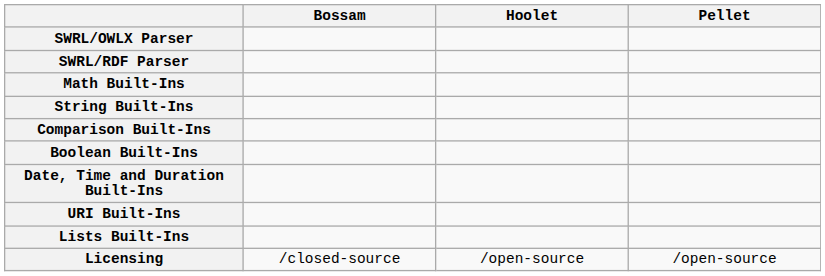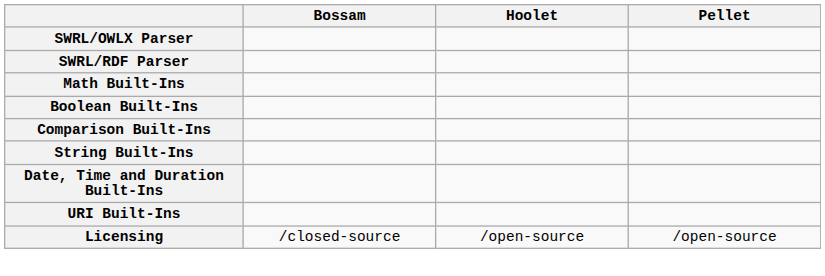rows swapped: (124, 107) <-> (124, 153)
- row: (124, 237)
